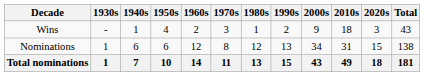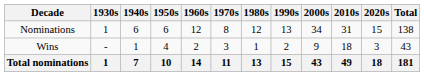rows swapped: (48, 29) <-> (48, 46)
